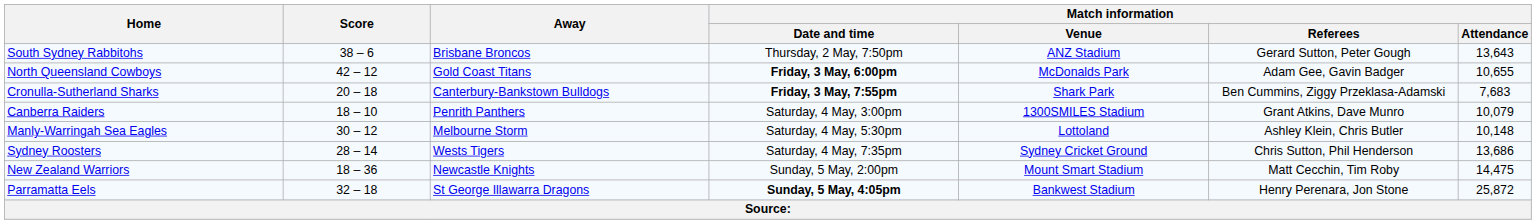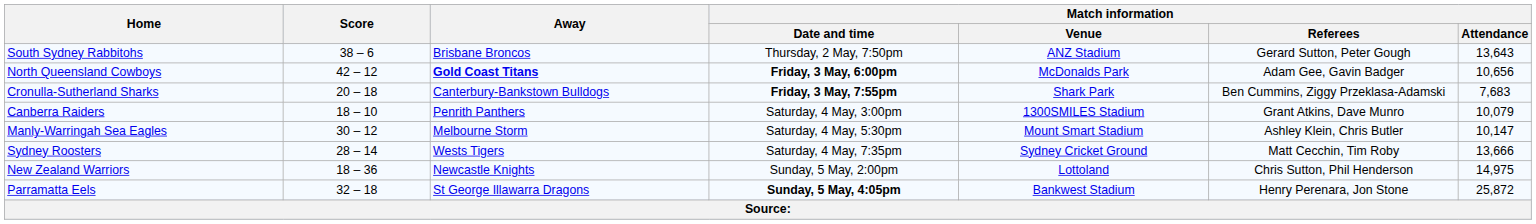(482, 72) normal -> (486, 72) bold
(1495, 72) 10,655 -> (1495, 72) 10,656
(1084, 131) Lottoland -> (1084, 131) Mount Smart Stadium
(1495, 131) 10,148 -> (1495, 131) 10,147
(1334, 151) Chris Sutton, Phil Henderson -> (1334, 151) Matt Cecchin, Tim Roby
(1495, 151) 13,686 -> (1495, 151) 13,666
(1084, 170) Mount Smart Stadium -> (1084, 170) Lottoland
(1334, 170) Matt Cecchin, Tim Roby -> (1334, 170) Chris Sutton, Phil Henderson
(1495, 170) 14,475 -> (1495, 170) 14,975
